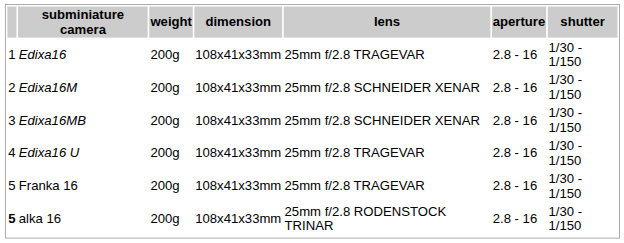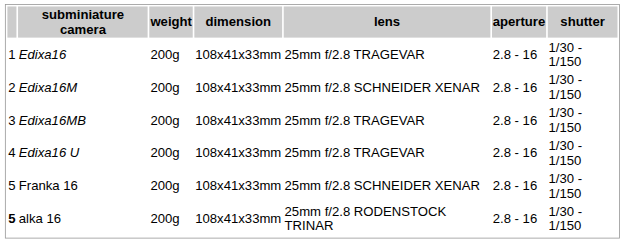(382, 120) 25mm f/2.8 SCHNEIDER XENAR -> (355, 120) 25mm f/2.8 TRAGEVAR
(355, 186) 25mm f/2.8 TRAGEVAR -> (382, 186) 25mm f/2.8 SCHNEIDER XENAR
